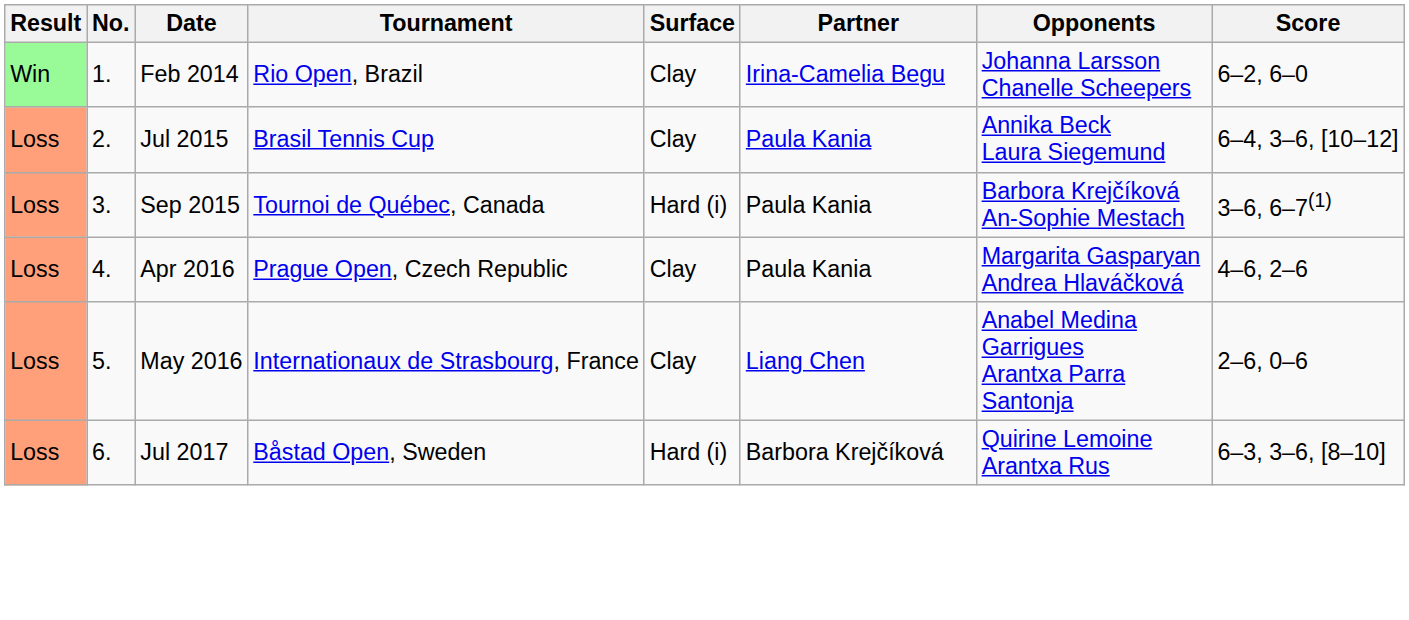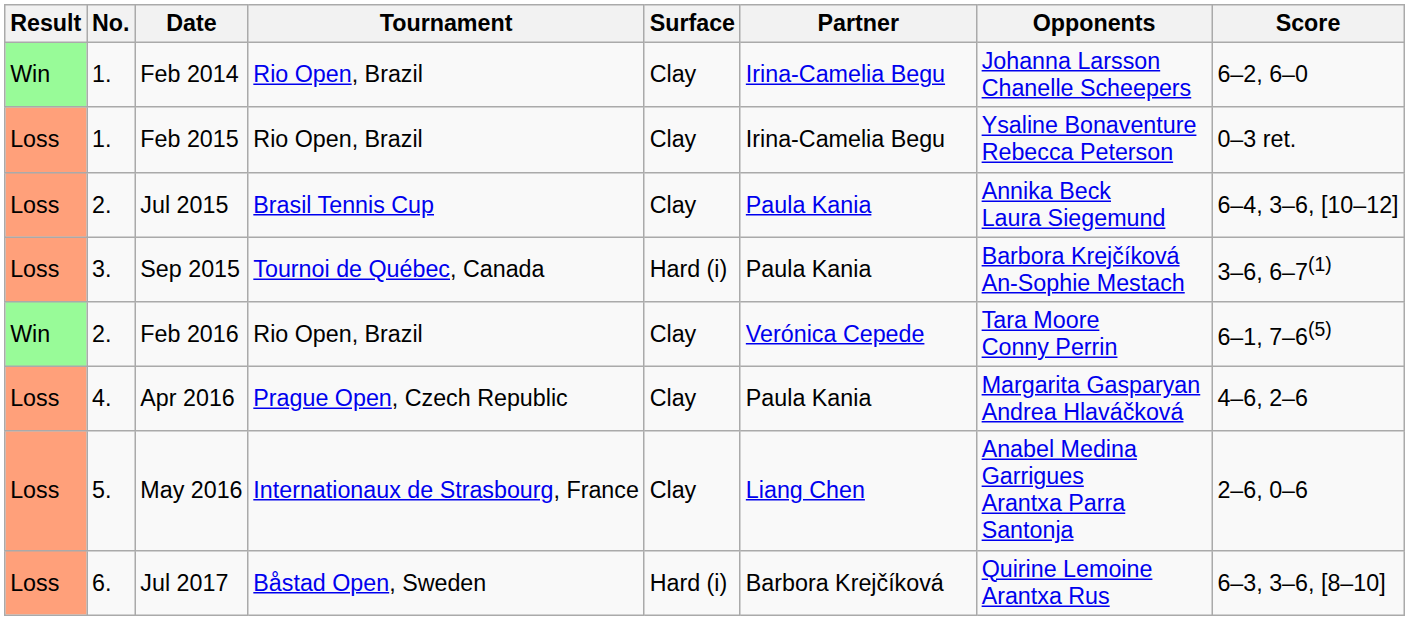+ row: (190, 138)
+ row: (190, 333)
